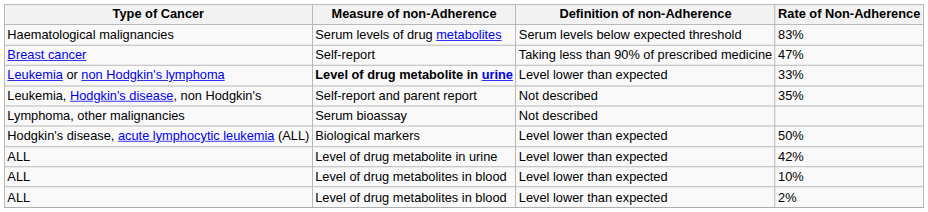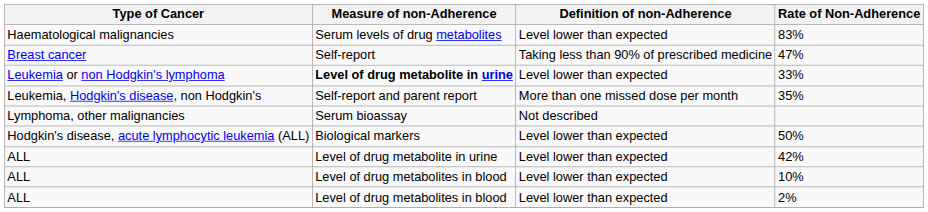(630, 34) Serum levels below expected threshold -> (593, 34) Level lower than expected
(558, 95) Not described -> (628, 95) More than one missed dose per month
